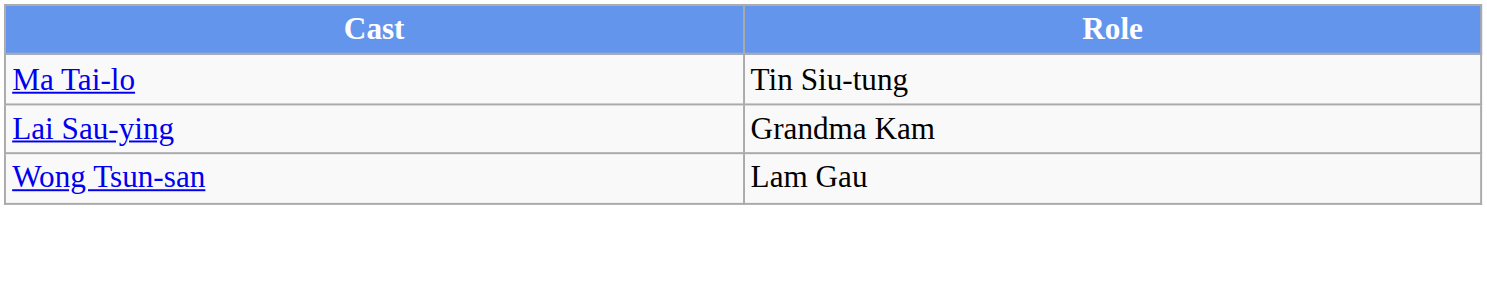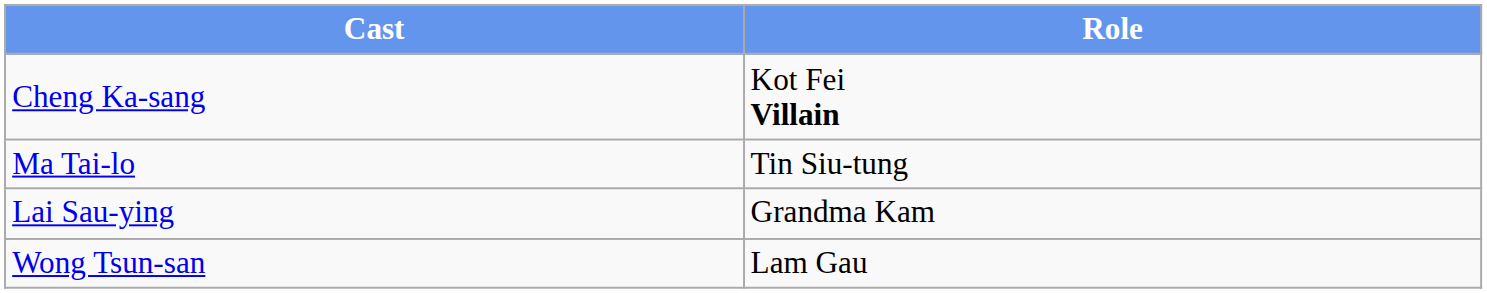+ row: (109, 96)
